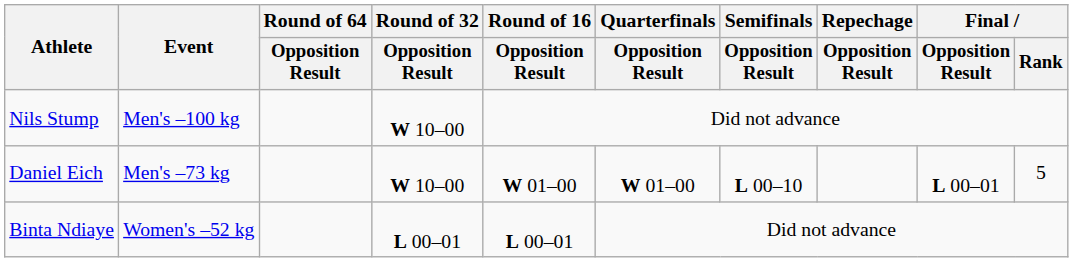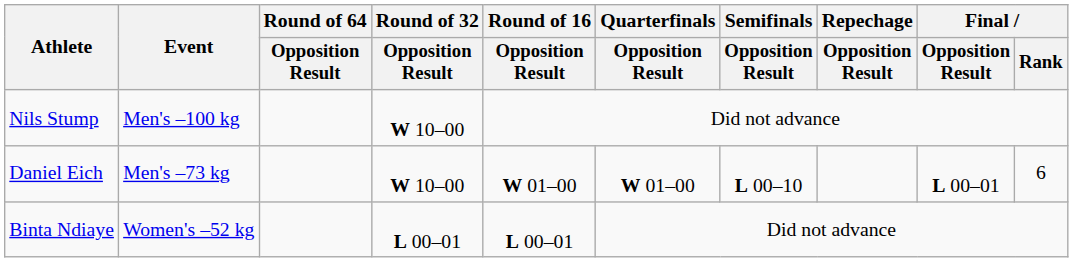(1041, 173) 5 -> (1041, 173) 6
